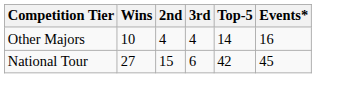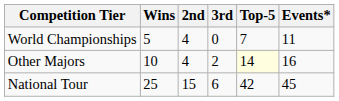+ row: (72, 38)
(193, 38) 4 -> (215, 61) 2
(224, 38) no background -> (247, 61) lightyellow background
(128, 61) 27 -> (150, 84) 25
